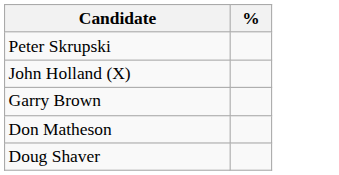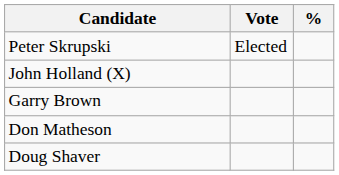+ column: (262, 18)
